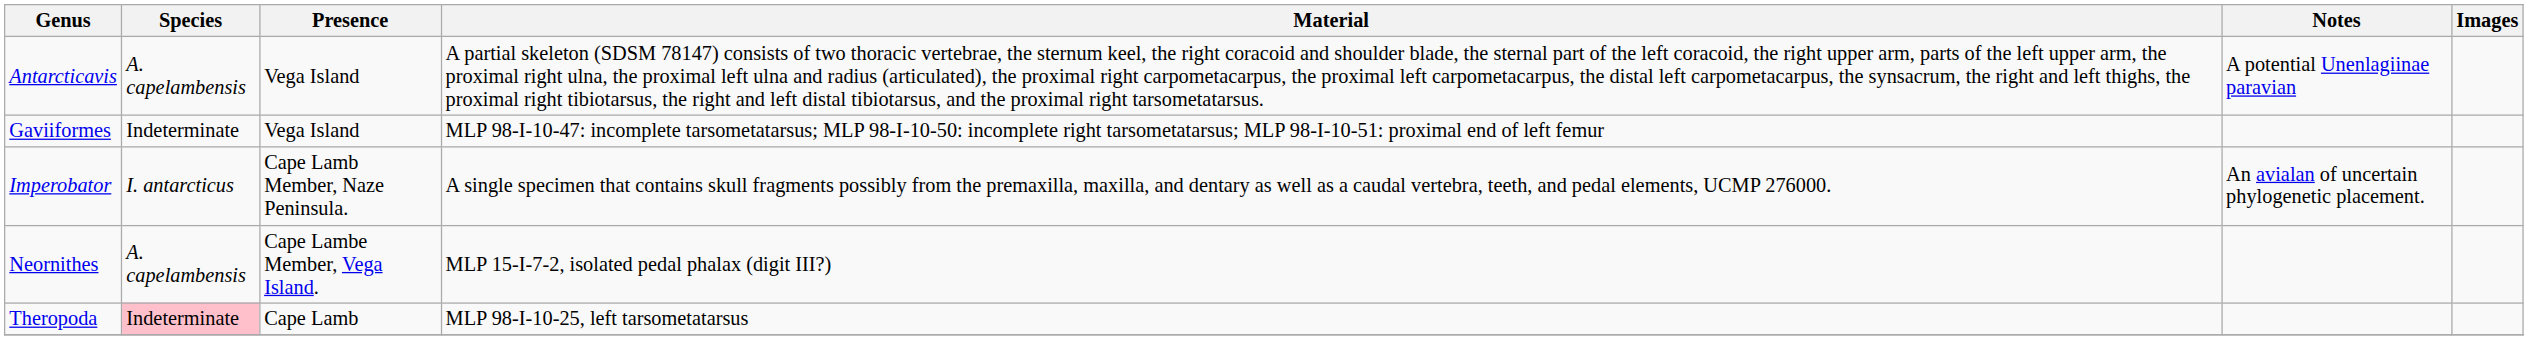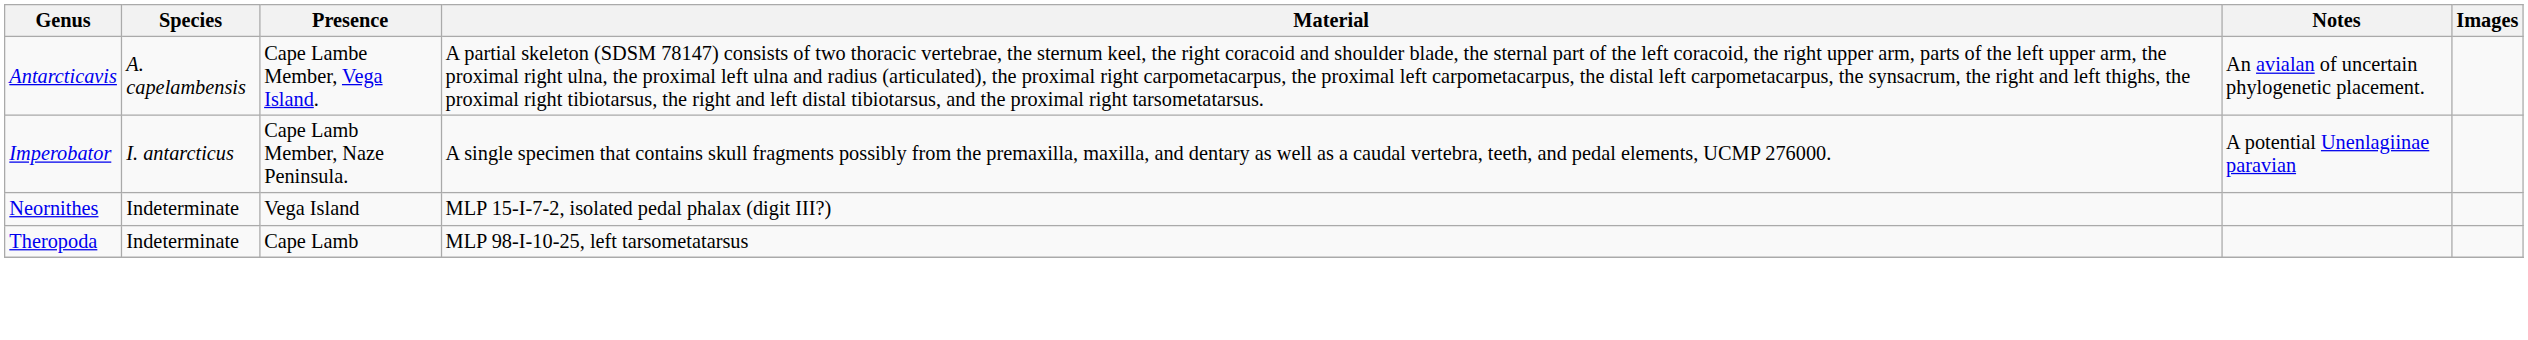(312, 75) Vega Island -> (323, 75) Cape Lambe Member, Vega Island.
(2328, 75) A potential Unenlagiinae paravian -> (2325, 75) An avialan of uncertain phylogenetic placement.
- row: (60, 130)
(2325, 185) An avialan of uncertain phylogenetic placement. -> (2328, 153) A potential Unenlagiinae paravian
(186, 263) A. capelambensis -> (183, 208) Indeterminate
(323, 263) Cape Lambe Member, Vega Island. -> (312, 208) Vega Island
(183, 318) pink background -> (183, 240) no background
